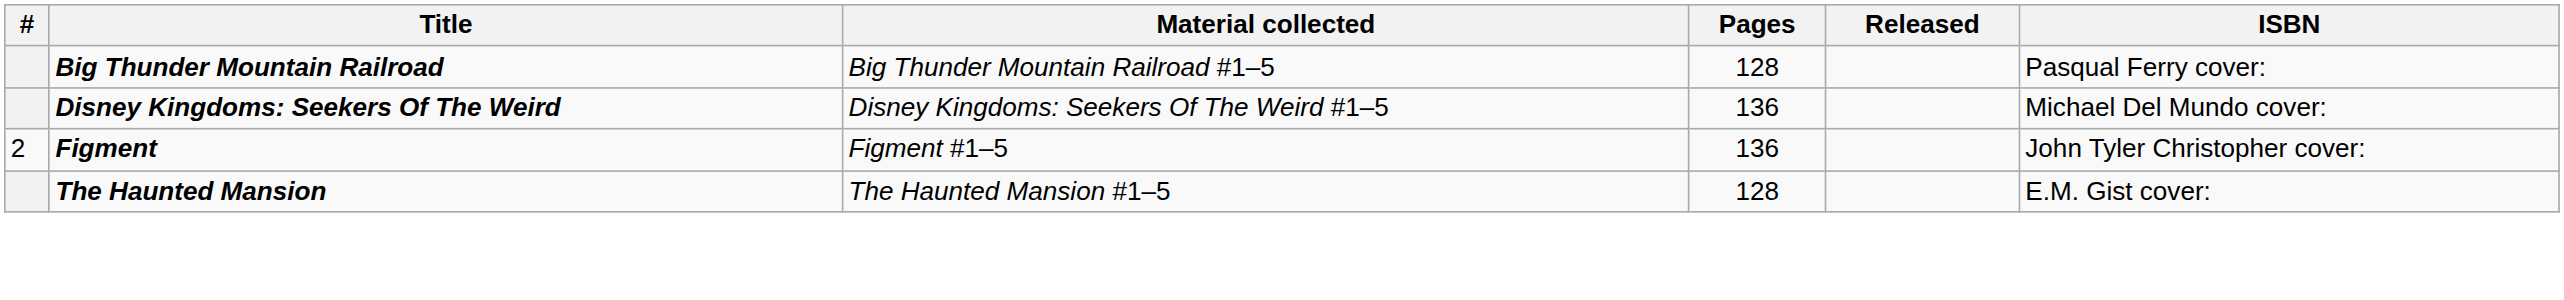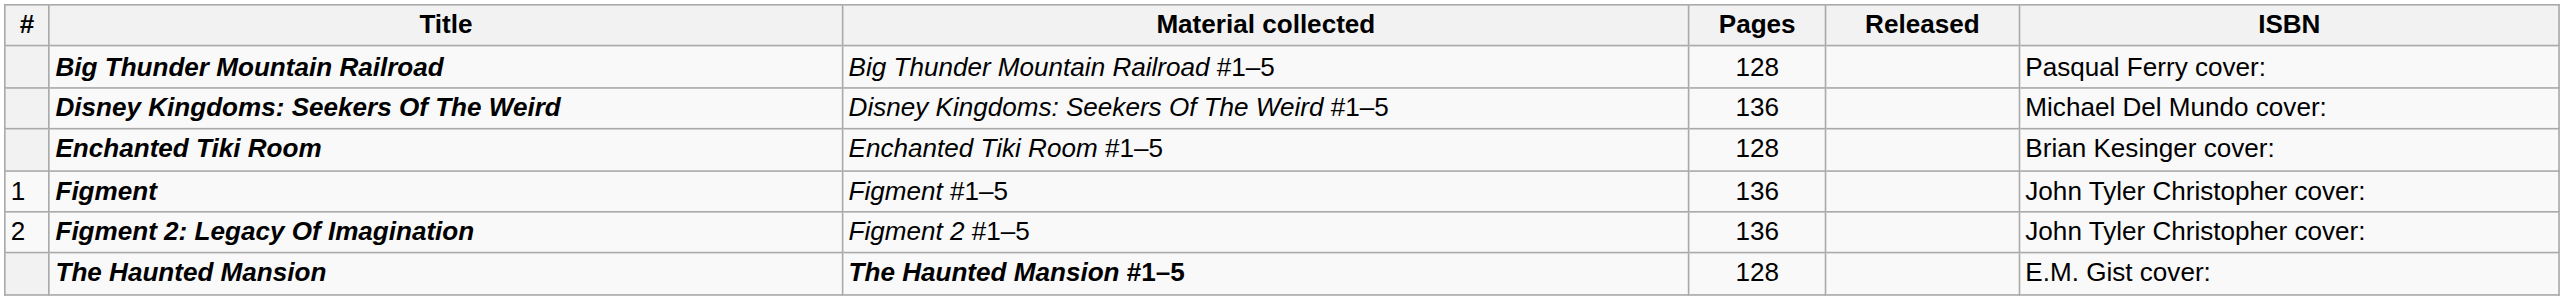+ row: (189, 149)
(18, 149) 2 -> (18, 190) 1
+ row: (265, 231)
(1009, 190) normal -> (1017, 273) bold
